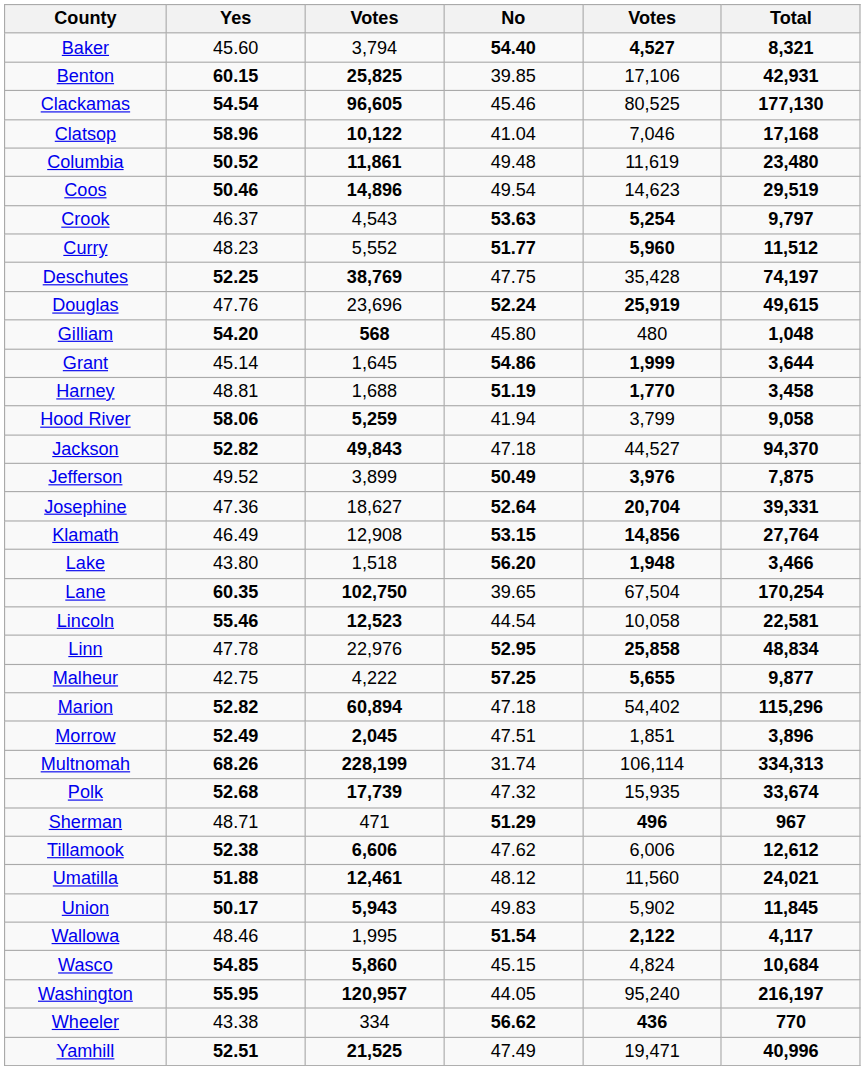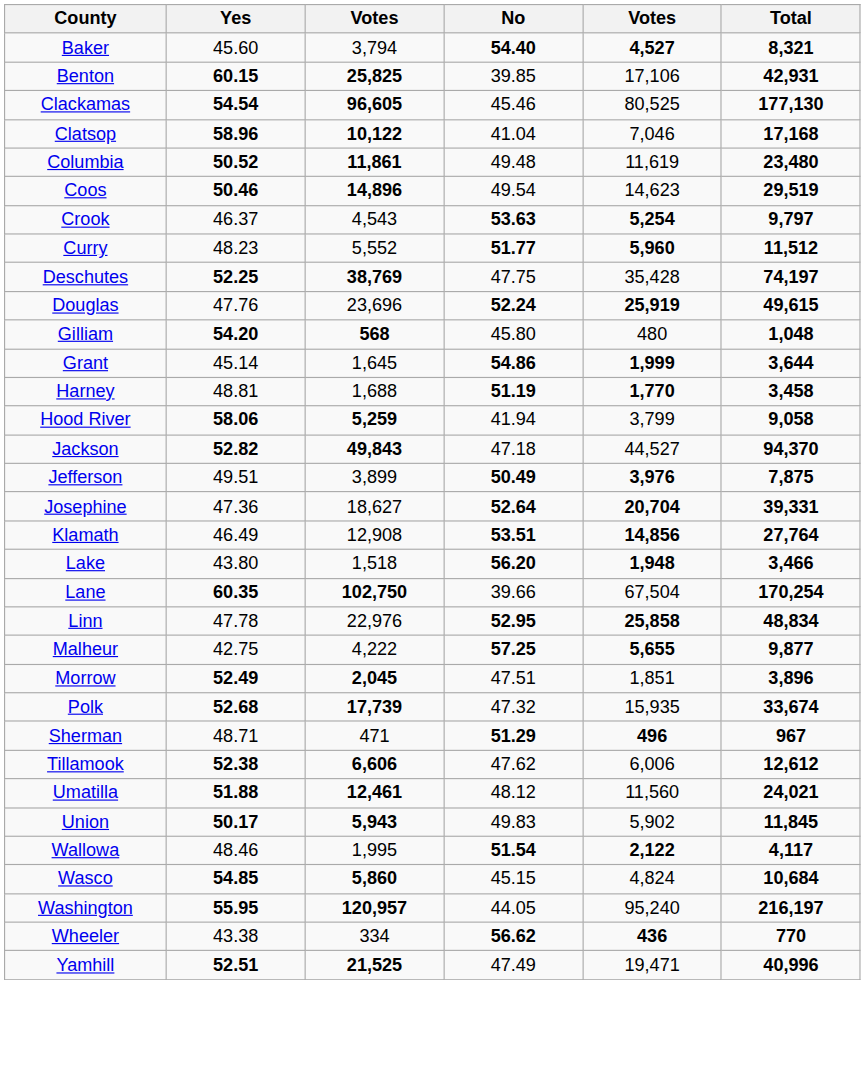(236, 477) 49.52 -> (236, 477) 49.51
(513, 534) 53.15 -> (513, 534) 53.51
(513, 592) 39.65 -> (513, 592) 39.66
- row: (85, 620)
- row: (85, 707)
- row: (85, 764)
